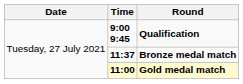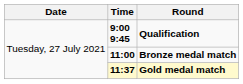(122, 54) 11:37 -> (122, 54) 11:00
(122, 70) 11:00 -> (122, 70) 11:37
